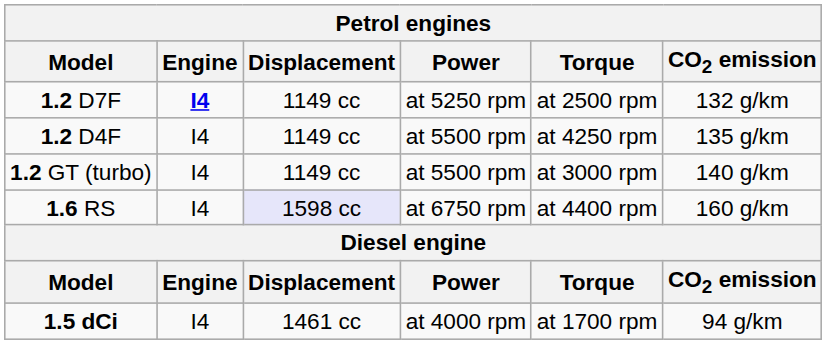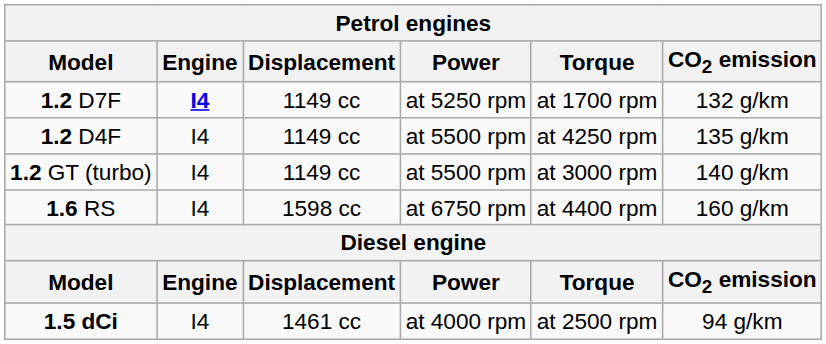(597, 101) at 2500 rpm -> (597, 101) at 1700 rpm
(322, 208) lavender background -> (322, 208) no background
(597, 321) at 1700 rpm -> (597, 321) at 2500 rpm
